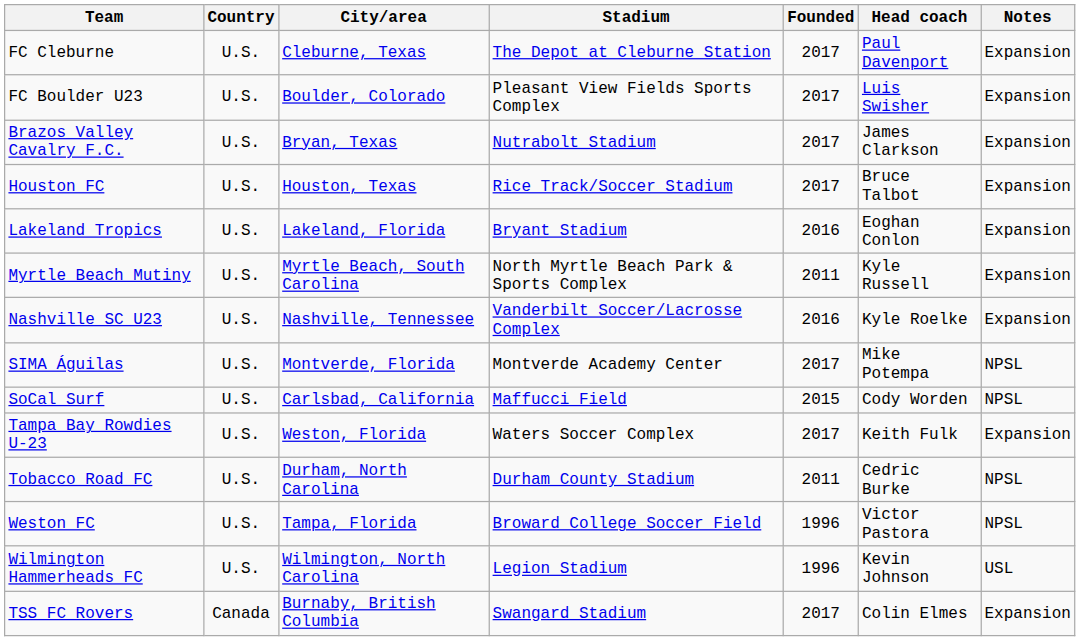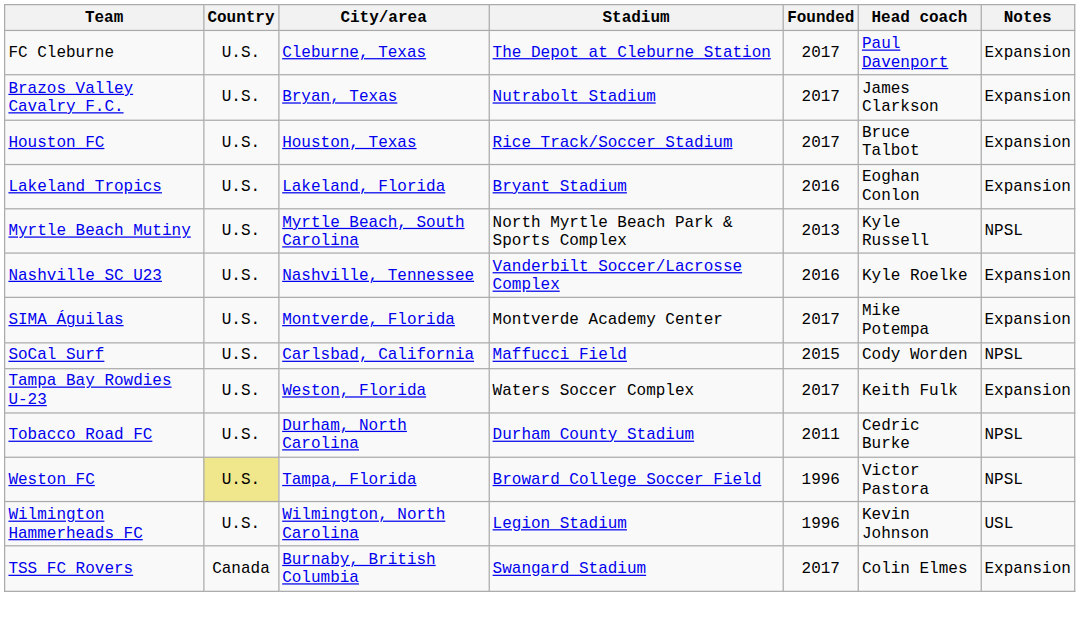- row: (76, 97)
(821, 275) 2011 -> (821, 231) 2013
(1028, 275) Expansion -> (1004, 231) NPSL
(1004, 365) NPSL -> (1028, 320) Expansion
(241, 524) no background -> (241, 480) khaki background
